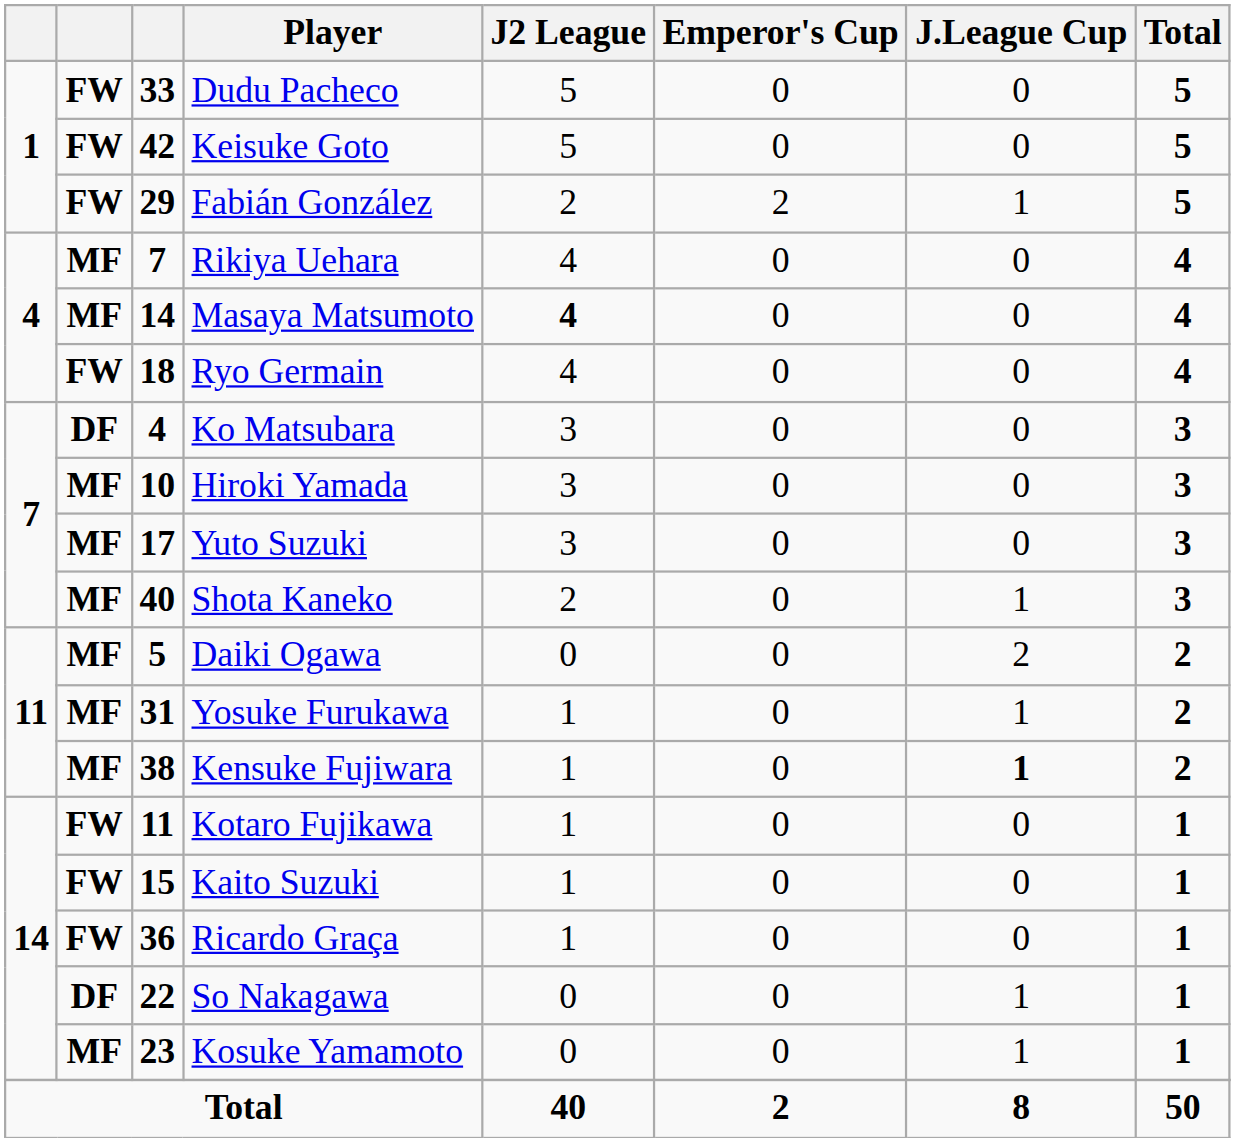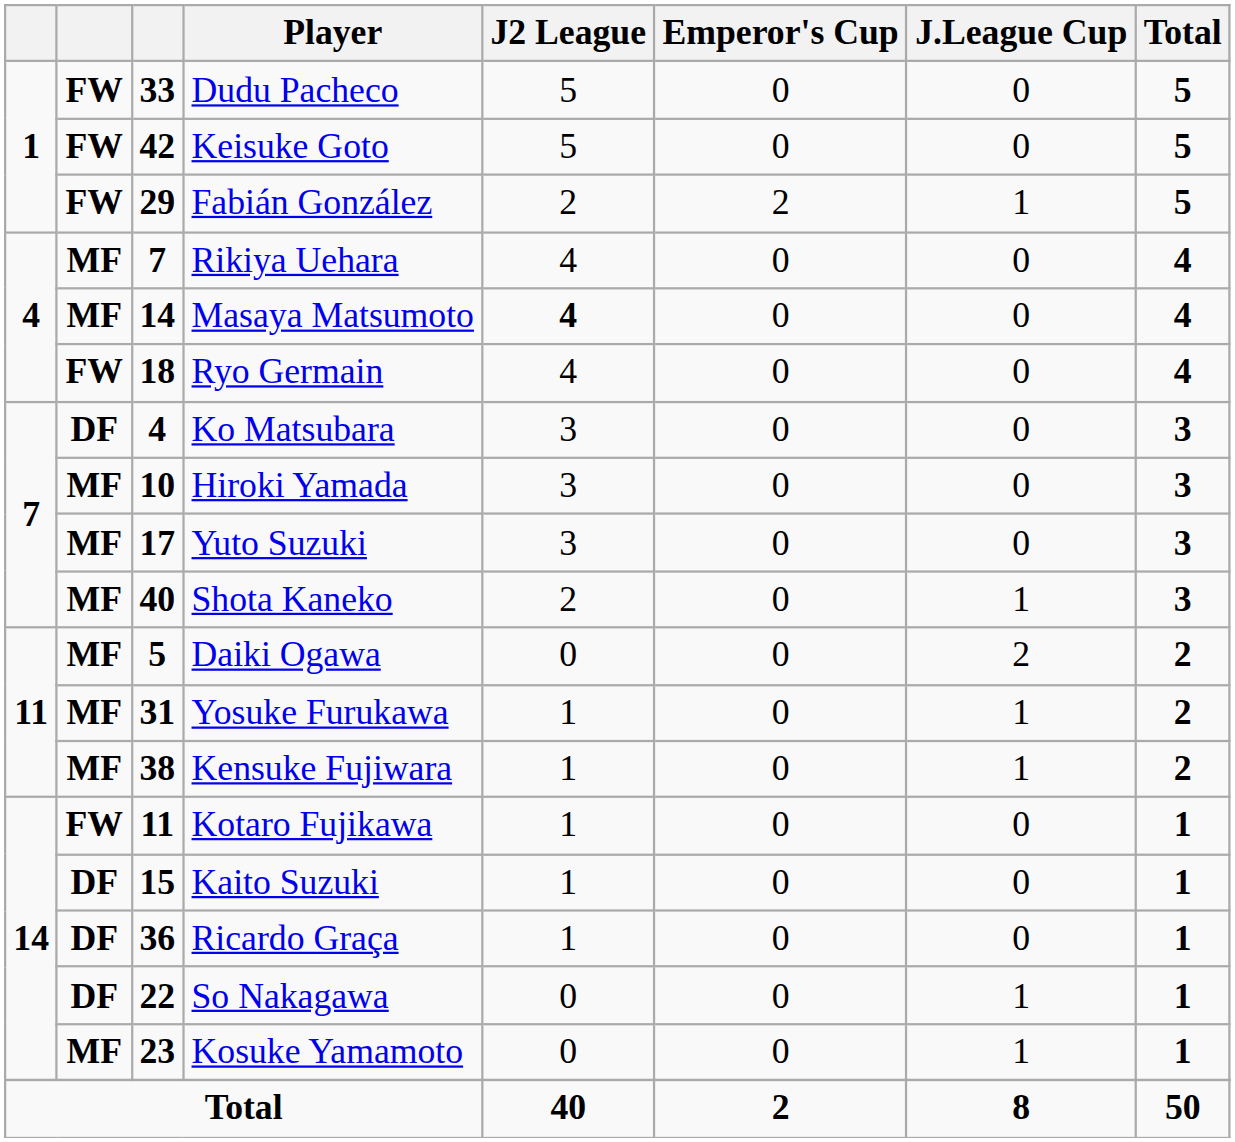(1021, 768) bold -> (1021, 768) normal
(94, 881) FW -> (94, 881) DF
(94, 938) FW -> (94, 938) DF
